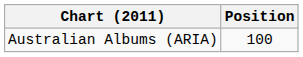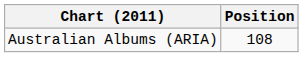(260, 40) 100 -> (260, 40) 108
